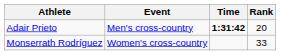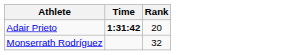- column: (157, 12)
(261, 43) 33 -> (157, 43) 32
